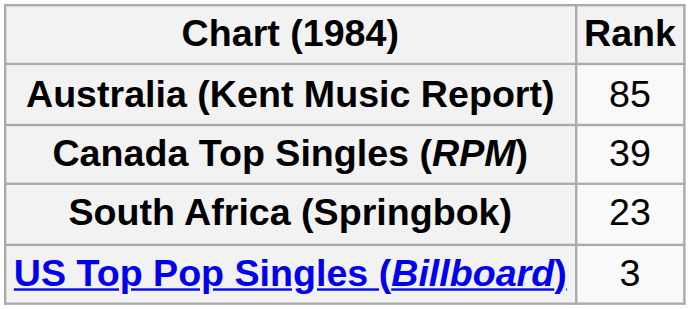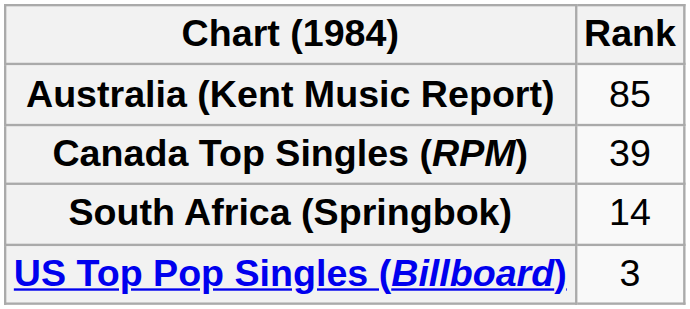(630, 213) 23 -> (630, 213) 14
